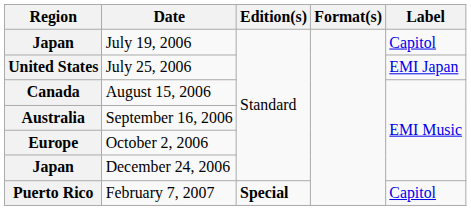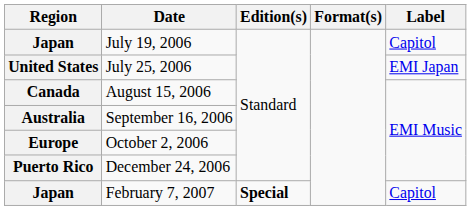(53, 167) Japan -> (53, 167) Puerto Rico
(53, 192) Puerto Rico -> (53, 192) Japan
